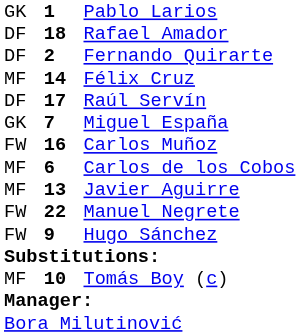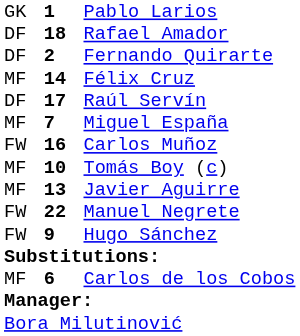(15, 123) GK -> (15, 123) MF
rows swapped: (156, 279) <-> (189, 168)
